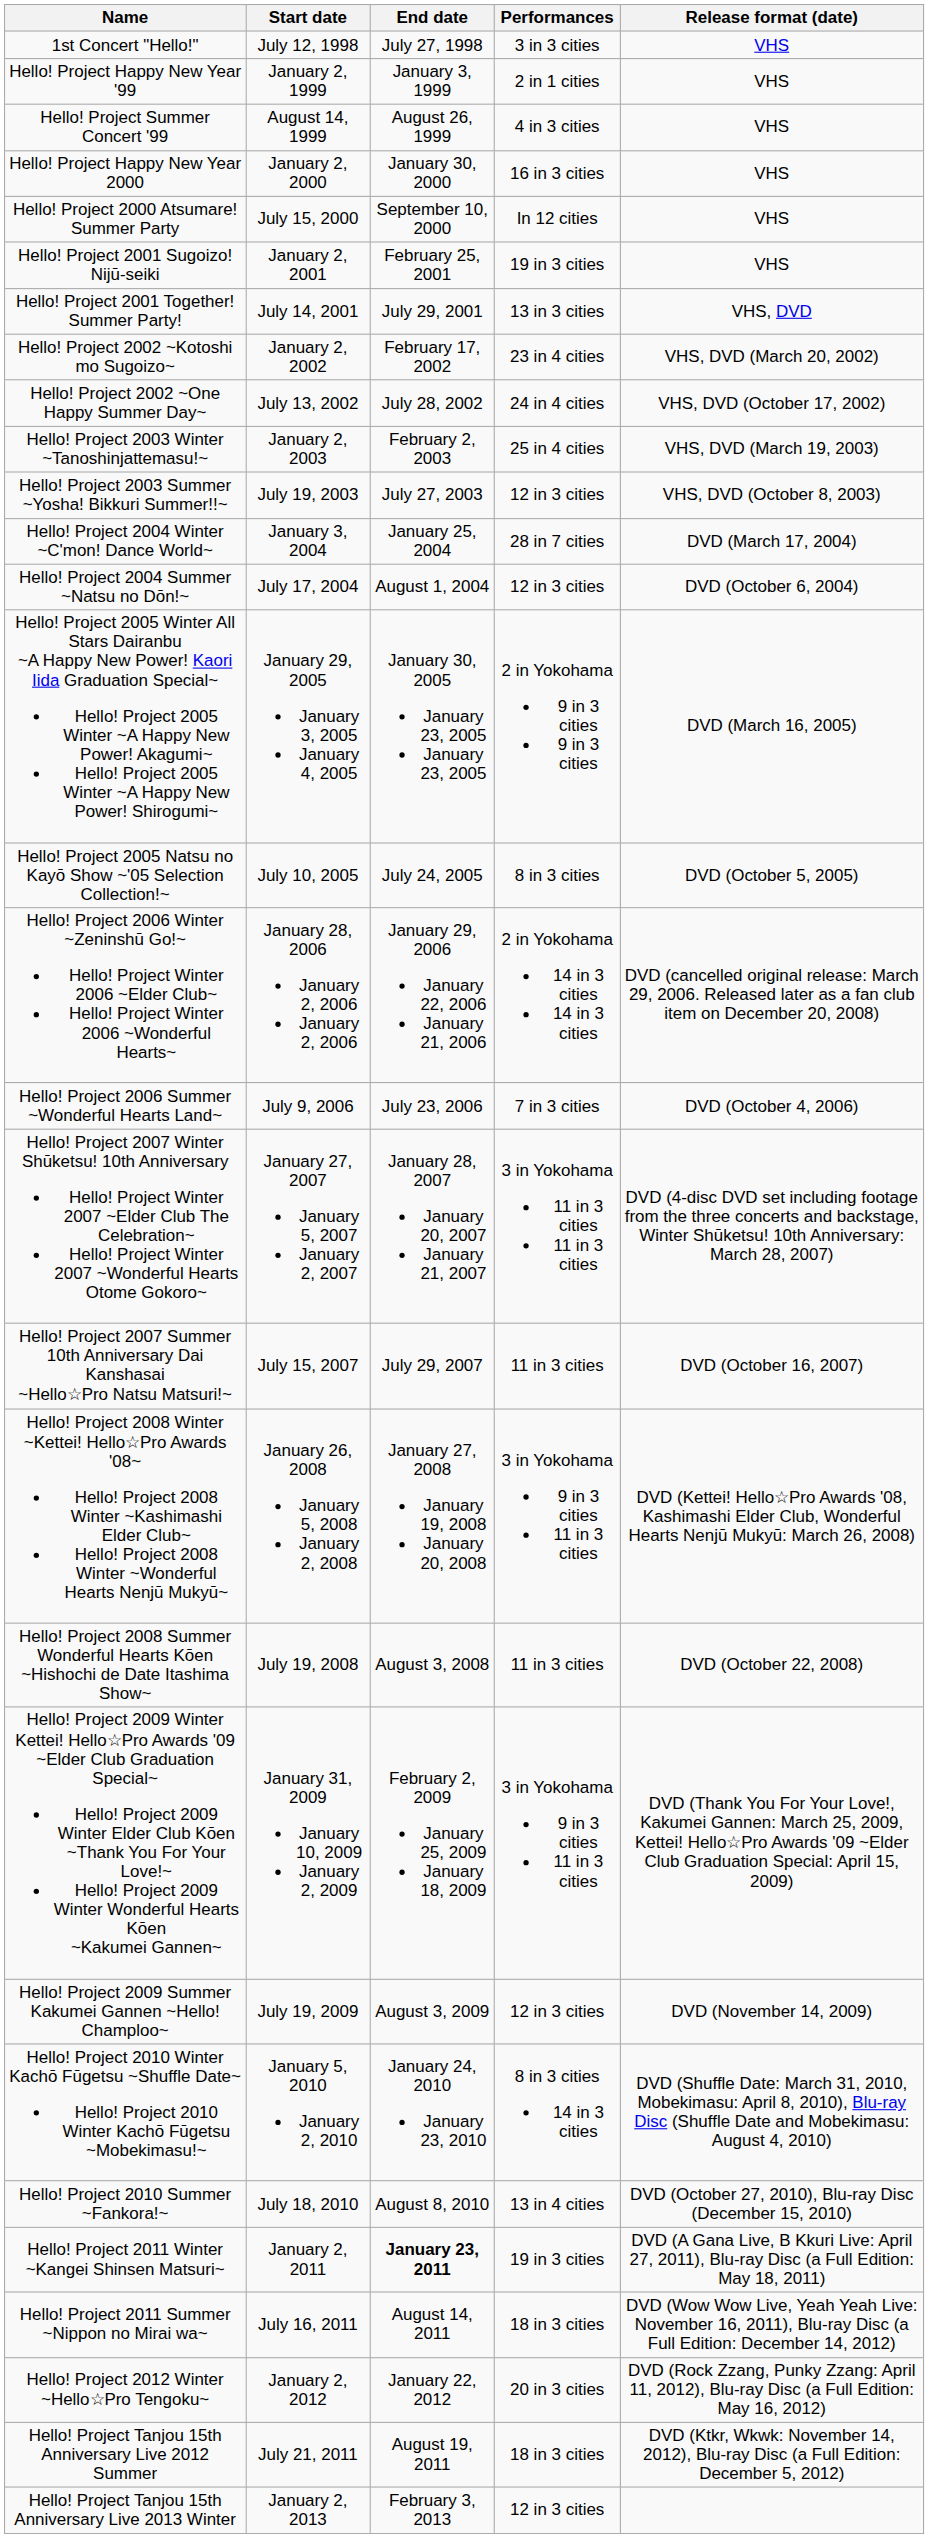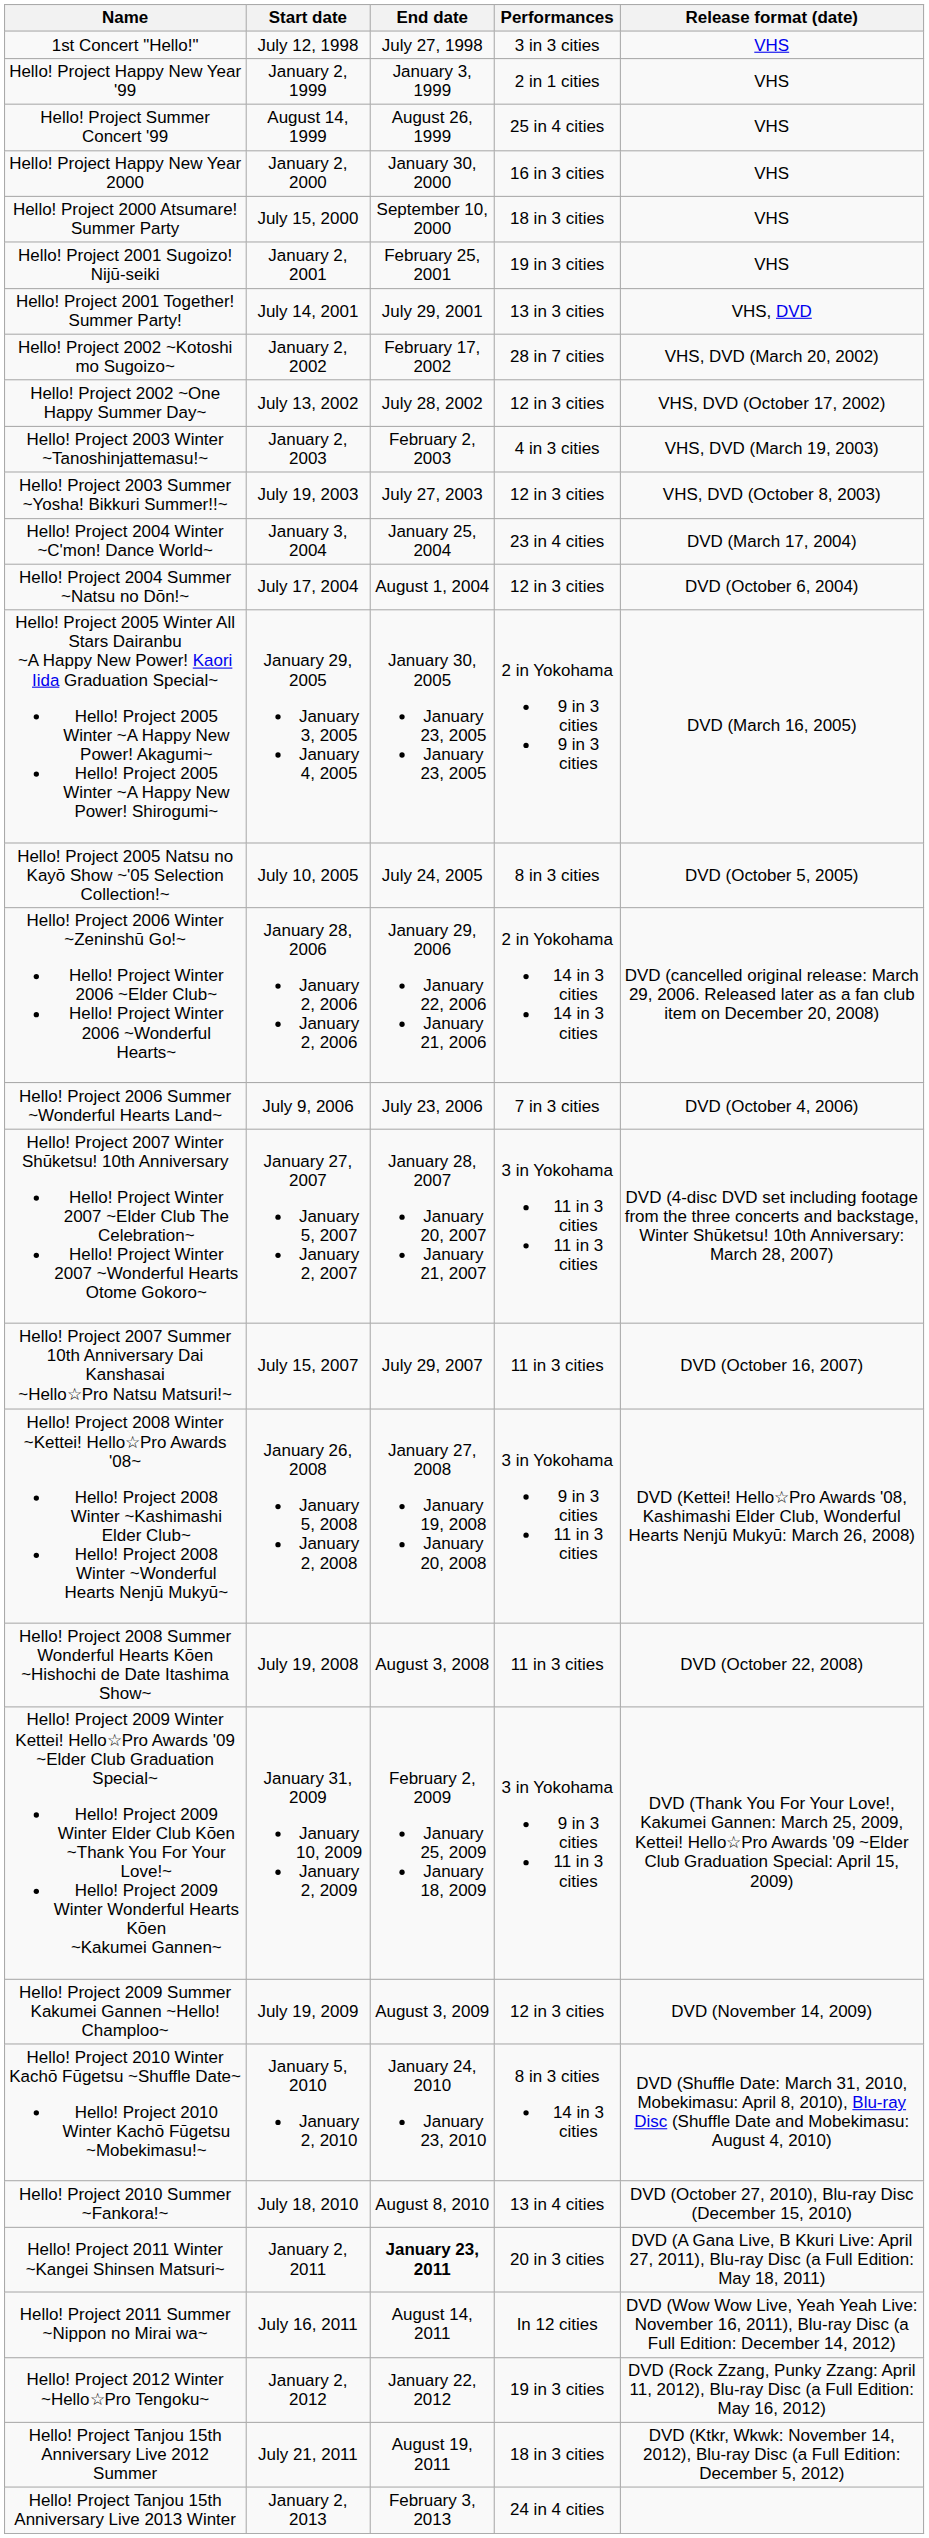(557, 127) 4 in 3 cities -> (557, 127) 25 in 4 cities
(557, 219) In 12 cities -> (557, 219) 18 in 3 cities
(557, 357) 23 in 4 cities -> (557, 357) 28 in 7 cities
(557, 403) 24 in 4 cities -> (557, 403) 12 in 3 cities
(557, 449) 25 in 4 cities -> (557, 449) 4 in 3 cities
(557, 541) 28 in 7 cities -> (557, 541) 23 in 4 cities
(557, 2259) 19 in 3 cities -> (557, 2259) 20 in 3 cities
(557, 2324) 18 in 3 cities -> (557, 2324) In 12 cities
(557, 2389) 20 in 3 cities -> (557, 2389) 19 in 3 cities
(557, 2510) 12 in 3 cities -> (557, 2510) 24 in 4 cities
